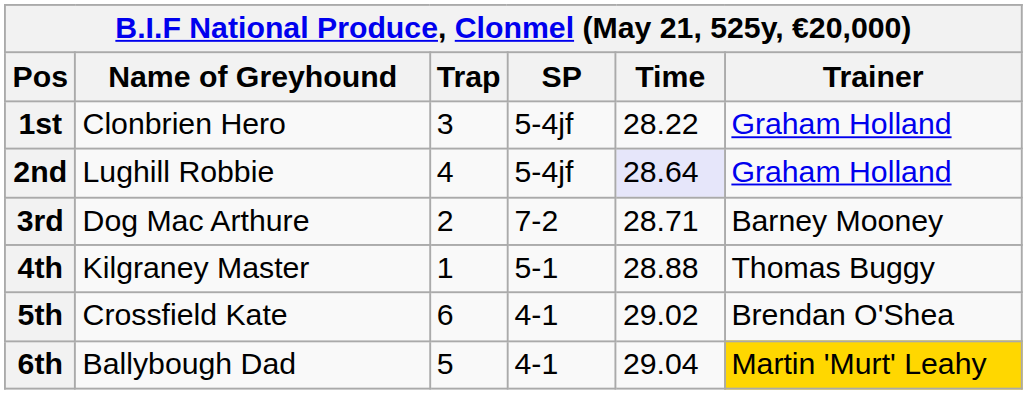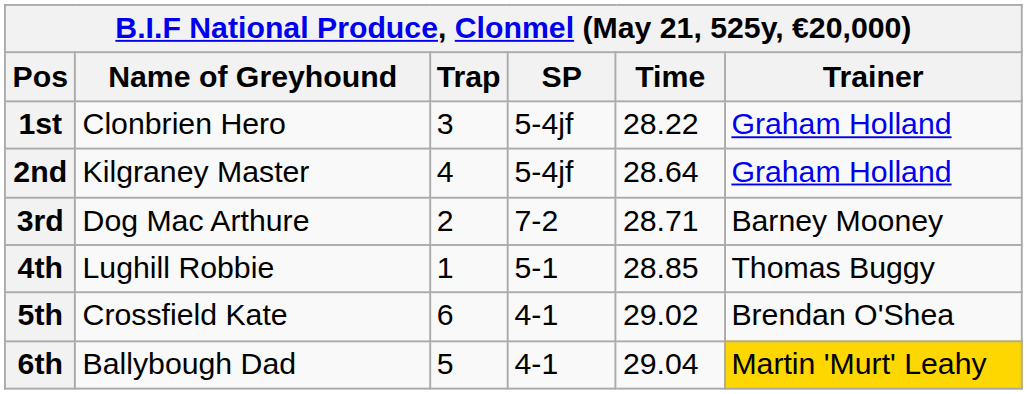(178, 172) Lughill Robbie -> (196, 172) Kilgraney Master
(661, 172) lavender background -> (661, 172) no background
(196, 268) Kilgraney Master -> (178, 268) Lughill Robbie
(661, 268) 28.88 -> (661, 268) 28.85
